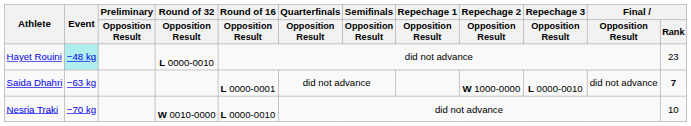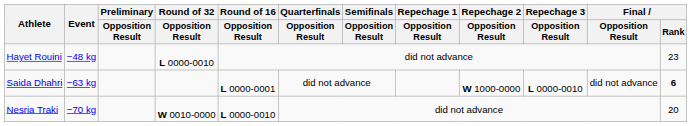(81, 57) paleturquoise background -> (81, 57) no background
(673, 83) 7 -> (673, 83) 6
(673, 109) 10 -> (673, 109) 20
